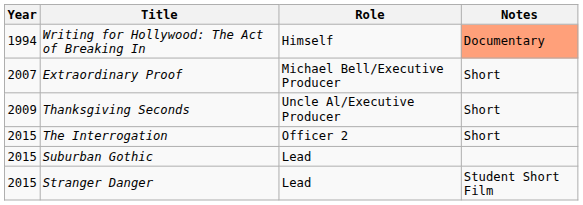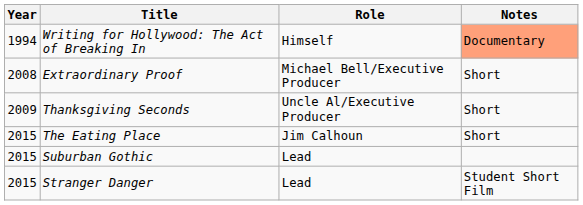(22, 75) 2007 -> (22, 75) 2008
- row: (105, 136)
+ row: (101, 136)
